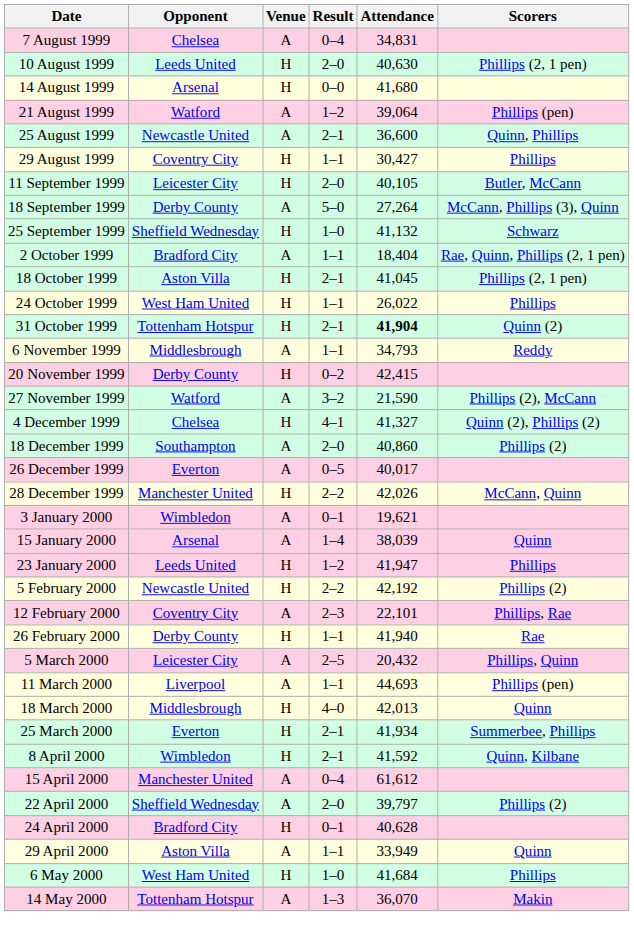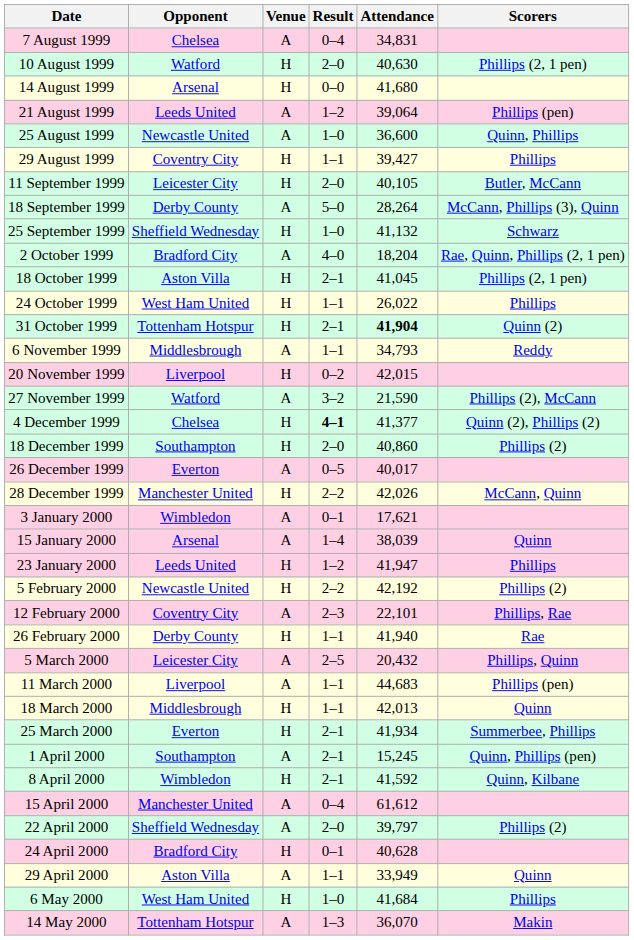(195, 64) Leeds United -> (195, 64) Watford
(195, 111) Watford -> (195, 111) Leeds United
(333, 135) 2–1 -> (333, 135) 1–0
(397, 159) 30,427 -> (397, 159) 39,427
(397, 207) 27,264 -> (397, 207) 28,264
(333, 254) 1–1 -> (333, 254) 4–0
(397, 254) 18,404 -> (397, 254) 18,204
(195, 374) Derby County -> (195, 374) Liverpool
(397, 374) 42,415 -> (397, 374) 42,015
(333, 421) normal -> (333, 421) bold
(397, 421) 41,327 -> (397, 421) 41,377
(286, 445) A -> (286, 445) H
(397, 517) 19,621 -> (397, 517) 17,621
(397, 684) 44,693 -> (397, 684) 44,683
(333, 708) 4–0 -> (333, 708) 1–1
+ row: (66, 755)
